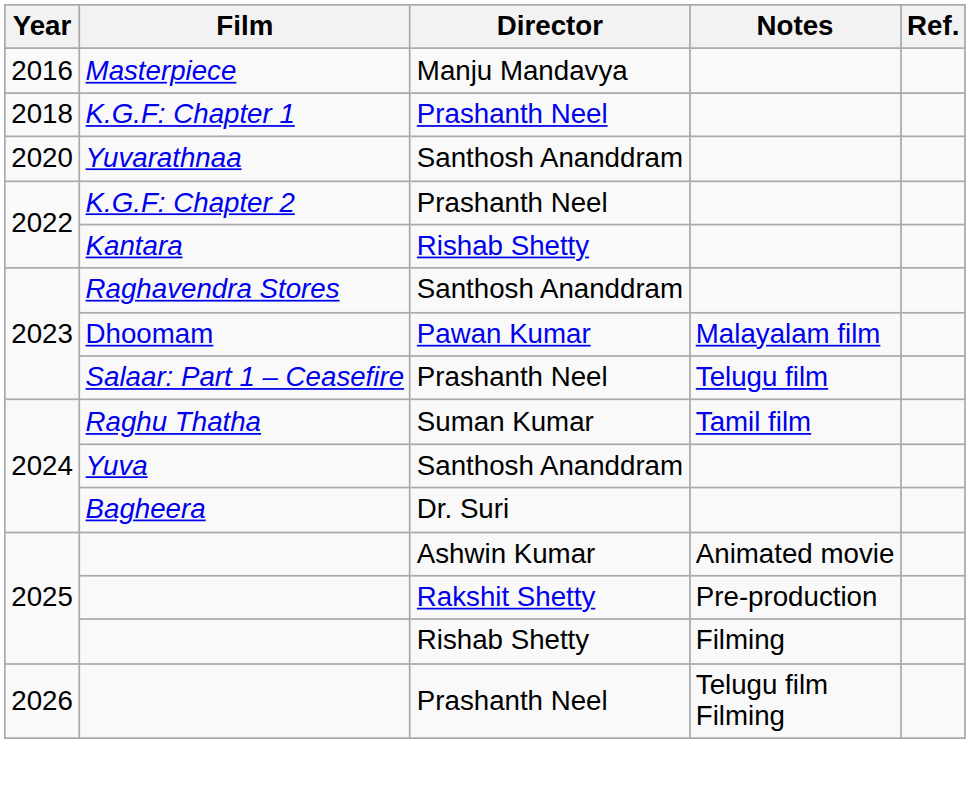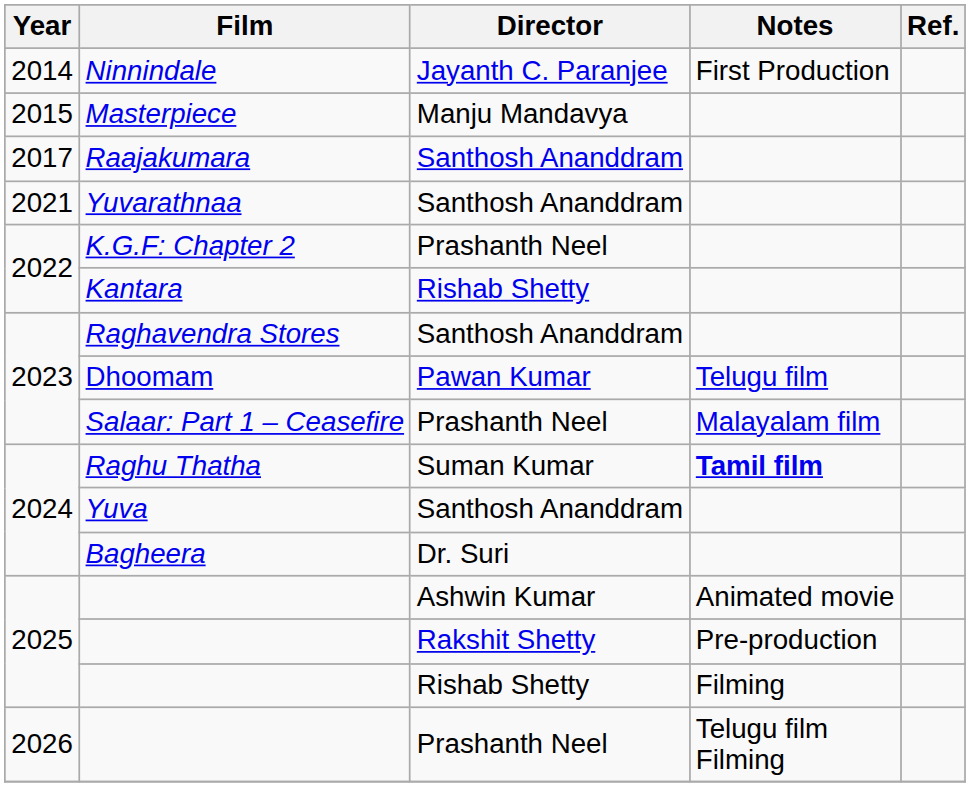+ row: (151, 70)
(42, 70) 2016 -> (42, 114) 2015
+ row: (168, 158)
- row: (190, 114)
(42, 158) 2020 -> (42, 202) 2021
(788, 333) Malayalam film -> (762, 377) Telugu film
(762, 377) Telugu film -> (788, 421) Malayalam film
(753, 421) normal -> (759, 465) bold
